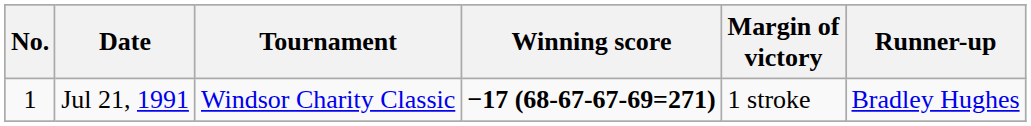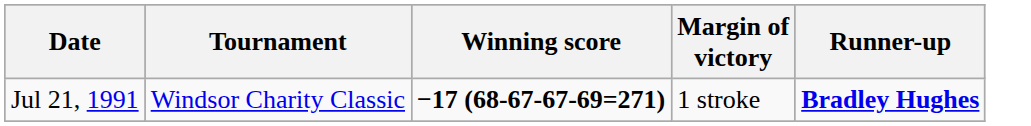- column: (30, 41)
(936, 99) normal -> (890, 99) bold
